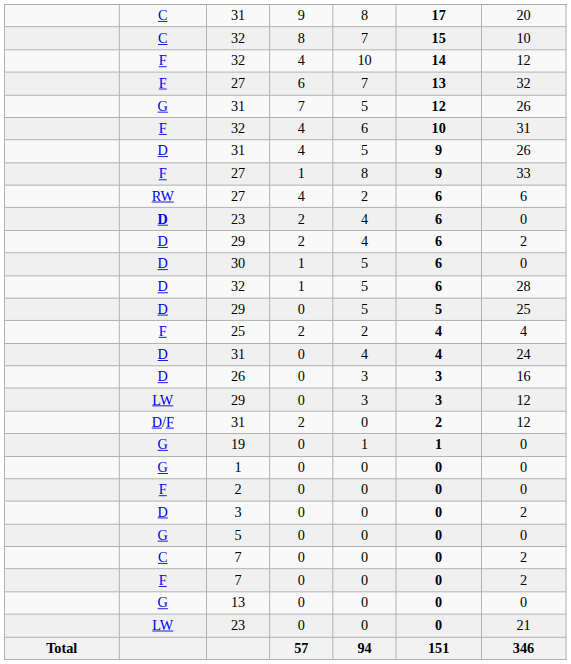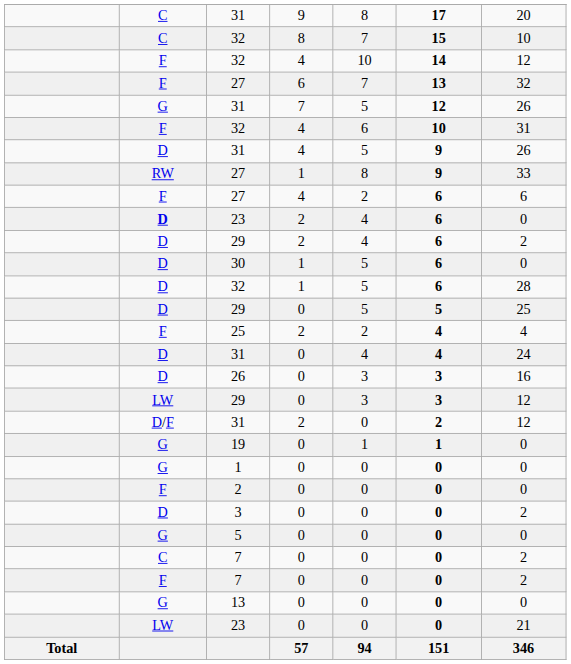(163, 173) F -> (163, 173) RW
(163, 196) RW -> (163, 196) F
